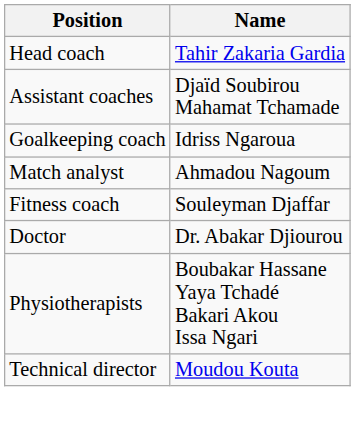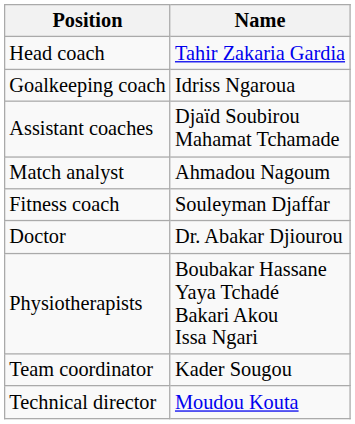rows swapped: (81, 96) <-> (87, 140)
+ row: (81, 369)
